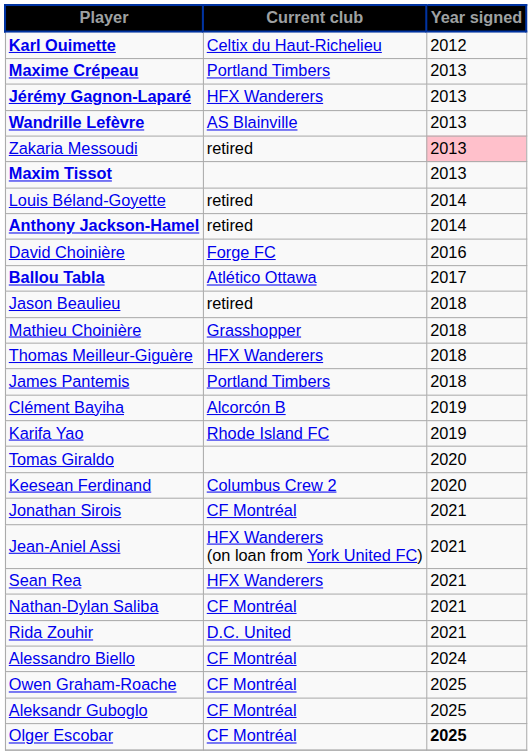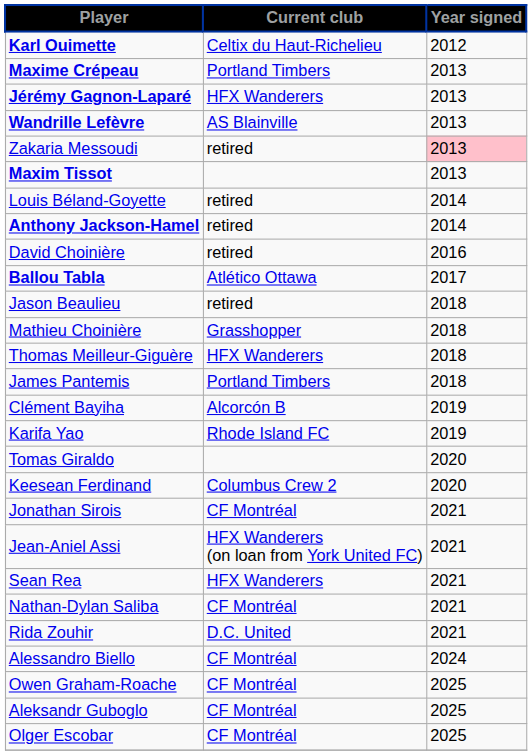(241, 252) Forge FC -> (230, 252) retired
(448, 736) bold -> (448, 736) normal
